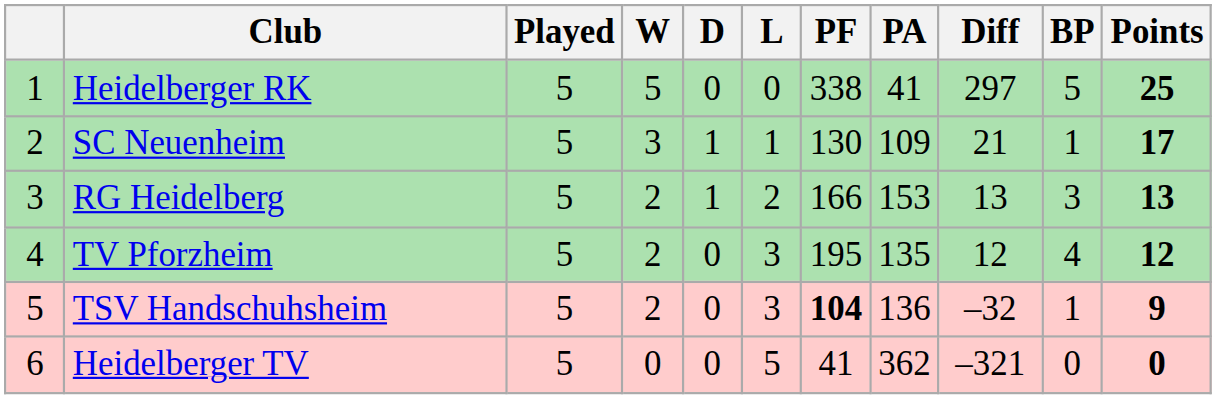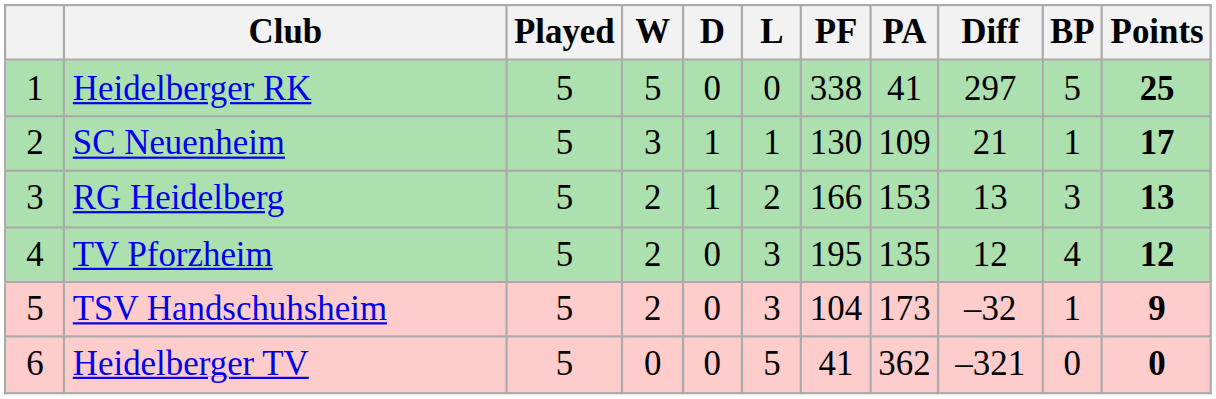(836, 308) bold -> (836, 308) normal
(904, 308) 136 -> (904, 308) 173
